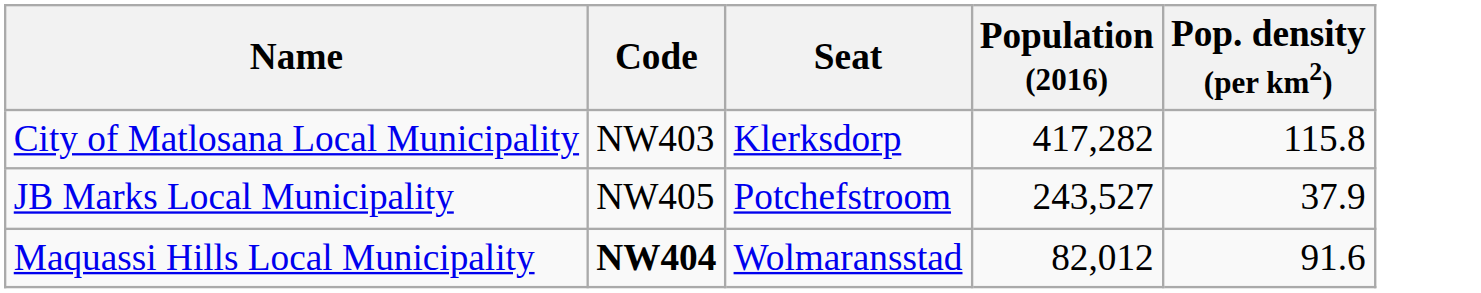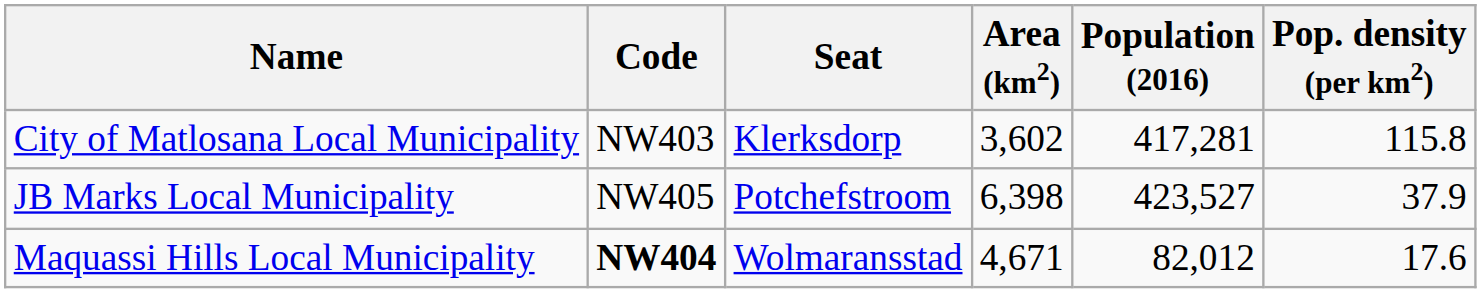+ column: (1022, 56)
(1093, 138) 417,282 -> (1194, 138) 417,281
(1093, 197) 243,527 -> (1194, 197) 423,527
(1333, 256) 91.6 -> (1434, 256) 17.6
